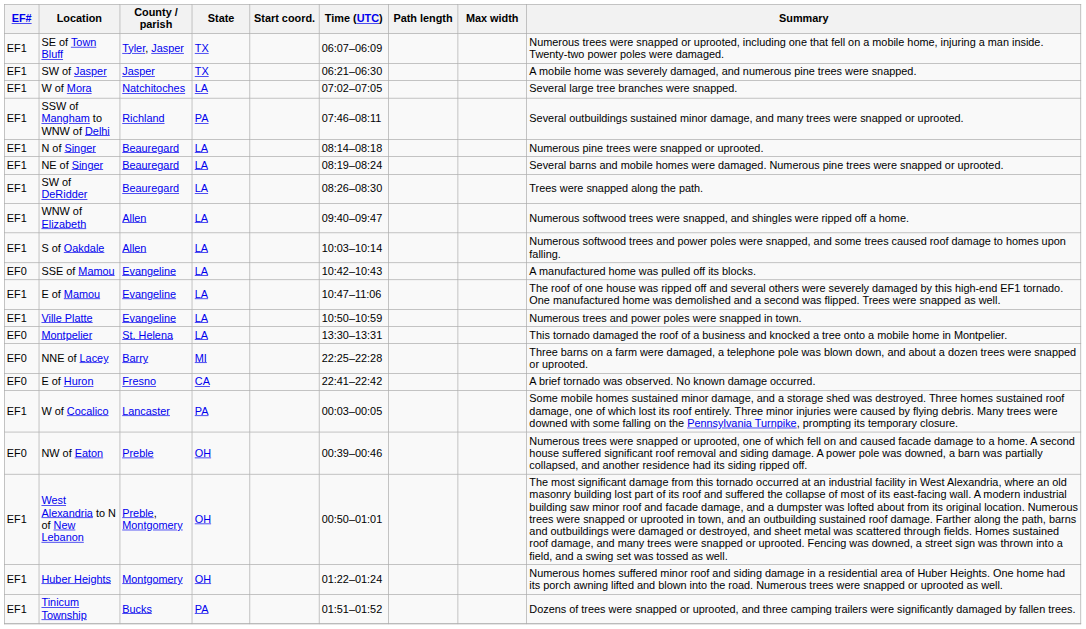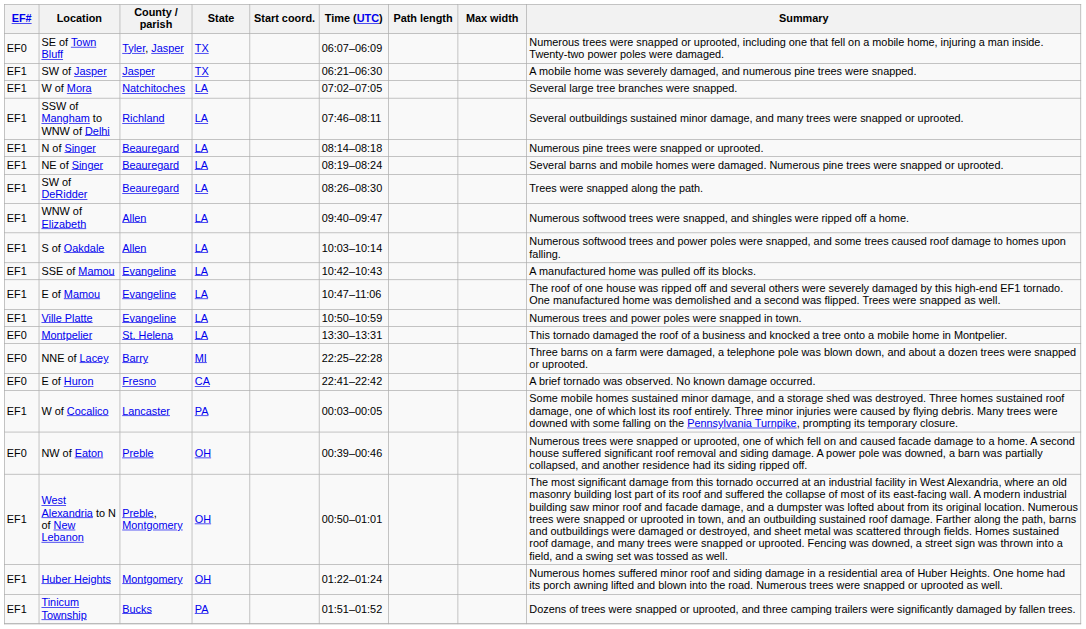(17, 48) EF1 -> (17, 48) EF0
(202, 118) PA -> (201, 118) LA
(17, 271) EF0 -> (17, 271) EF1
